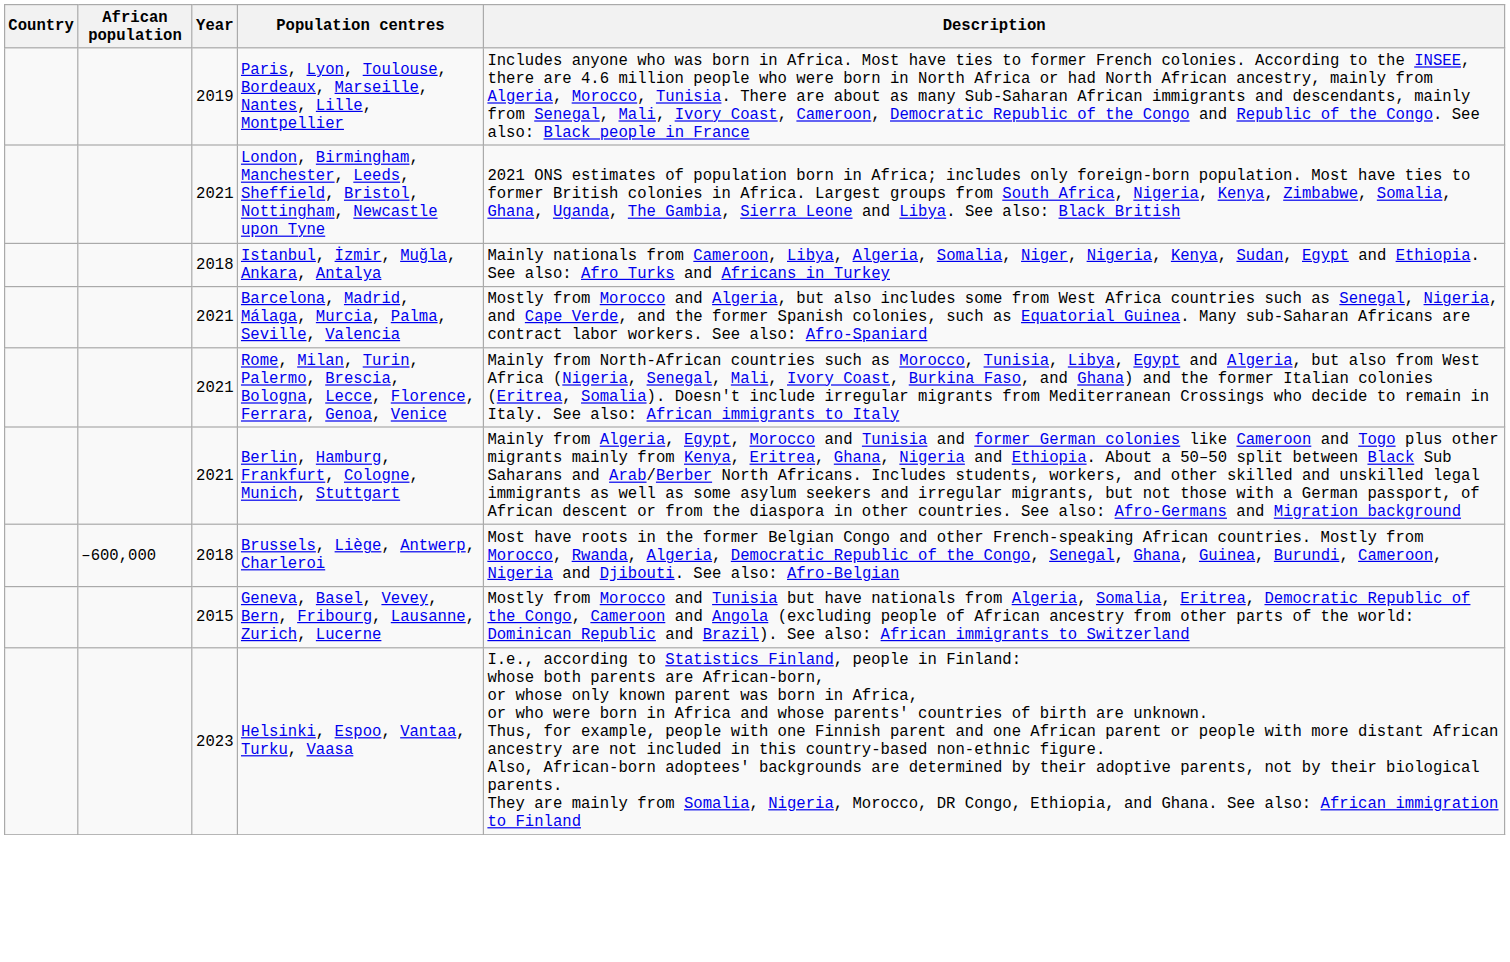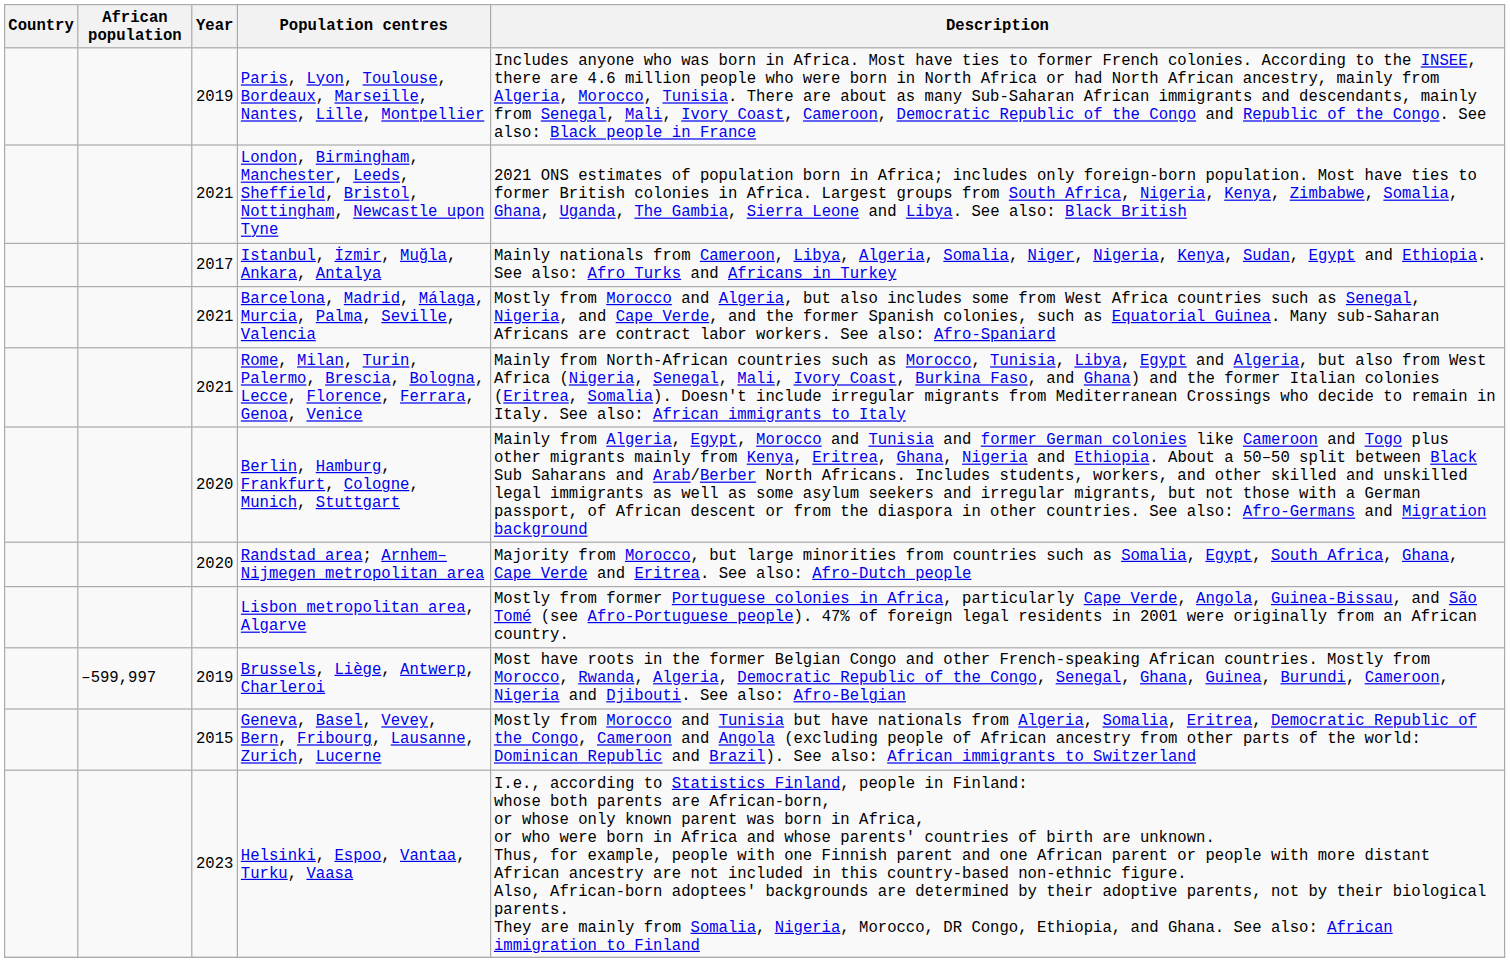(215, 265) 2018 -> (215, 265) 2017
(215, 476) 2021 -> (215, 485) 2020
+ row: (363, 564)
+ row: (358, 617)
(119, 555) –600,000 -> (119, 678) –599,997
(215, 555) 2018 -> (215, 678) 2019
